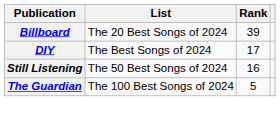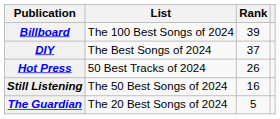(158, 31) The 20 Best Songs of 2024 -> (161, 31) The 100 Best Songs of 2024
(253, 50) 17 -> (253, 50) 37
+ row: (45, 68)
(161, 86) The 100 Best Songs of 2024 -> (158, 104) The 20 Best Songs of 2024
